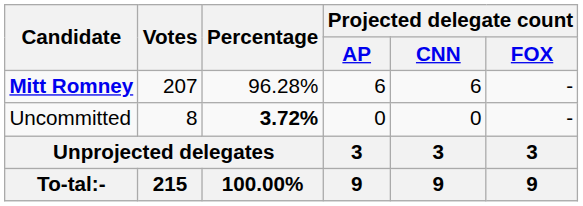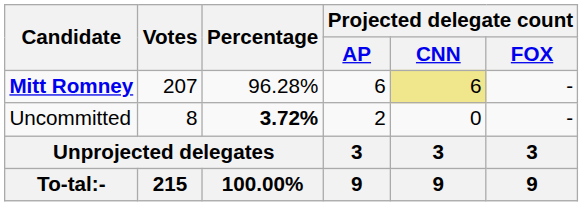(476, 86) no background -> (476, 86) khaki background
(380, 119) 0 -> (380, 119) 2
